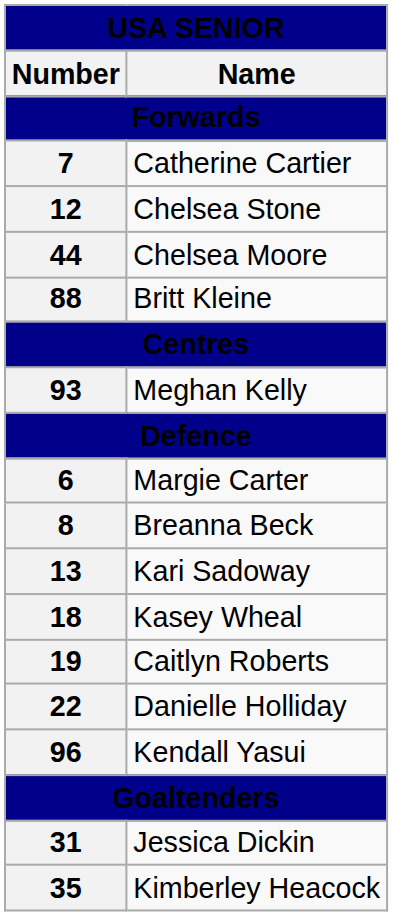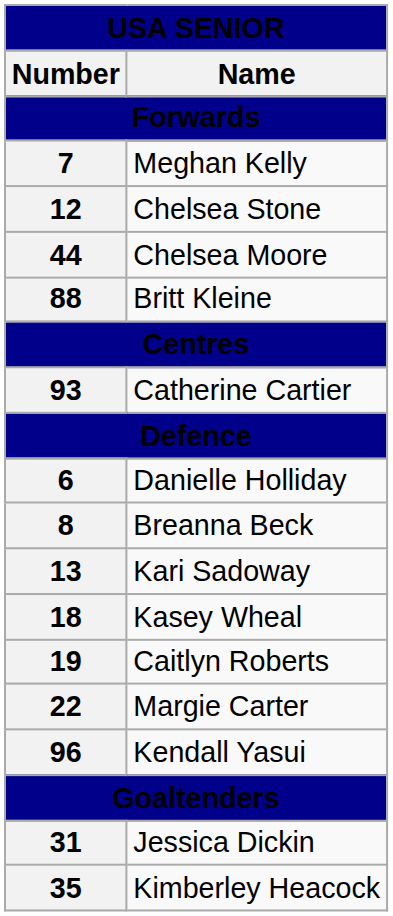(242, 164) Catherine Cartier -> (220, 164) Meghan Kelly
(220, 390) Meghan Kelly -> (242, 390) Catherine Cartier
(221, 481) Margie Carter -> (240, 481) Danielle Holliday
(240, 707) Danielle Holliday -> (221, 707) Margie Carter
